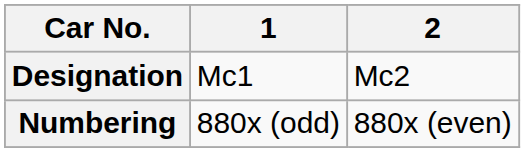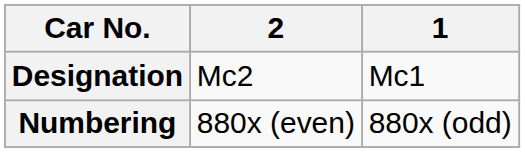columns swapped: (268, 28) <-> (433, 28)
